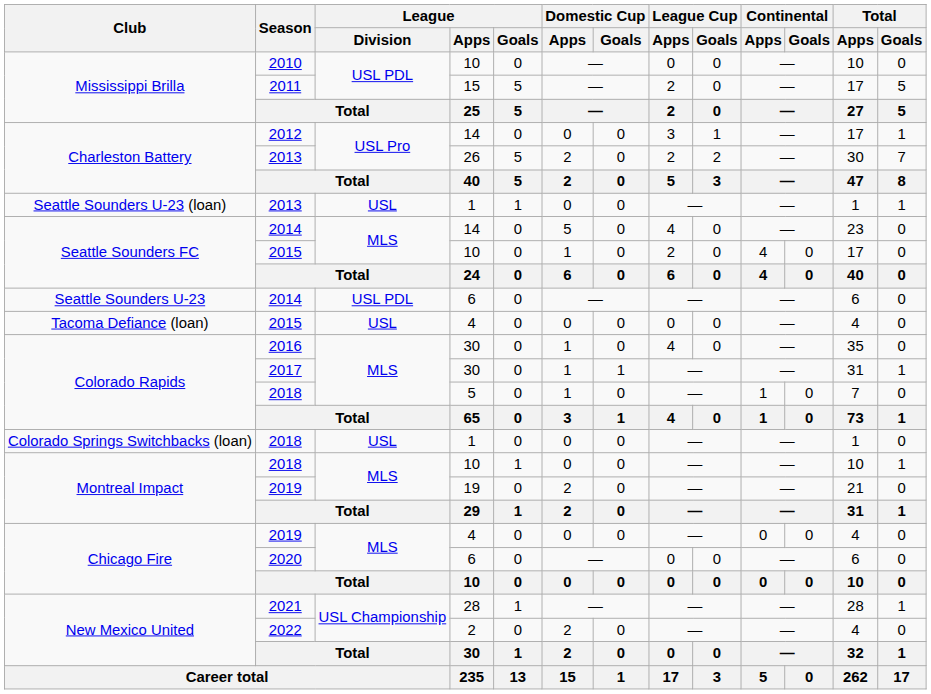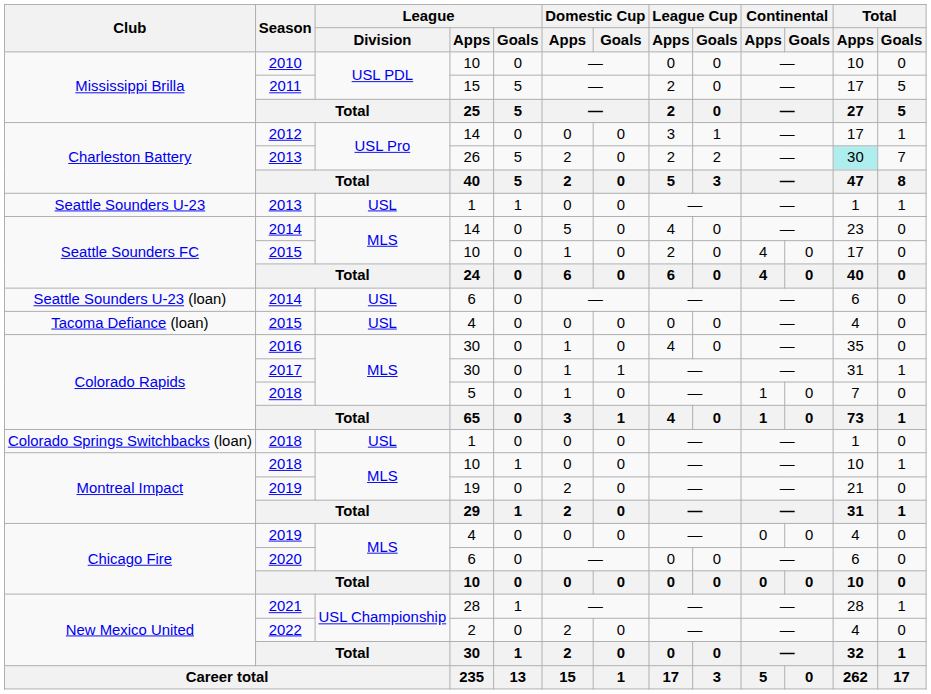(855, 157) no background -> (855, 157) paleturquoise background
(130, 205) Seattle Sounders U-23 (loan) -> (130, 205) Seattle Sounders U-23
(130, 299) Seattle Sounders U-23 -> (130, 299) Seattle Sounders U-23 (loan)
(382, 299) USL PDL -> (382, 299) USL
